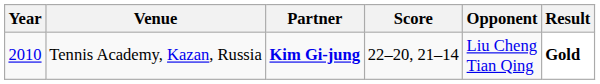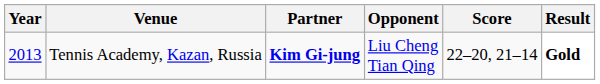columns swapped: (502, 18) <-> (413, 18)
(25, 55) 2010 -> (25, 55) 2013
